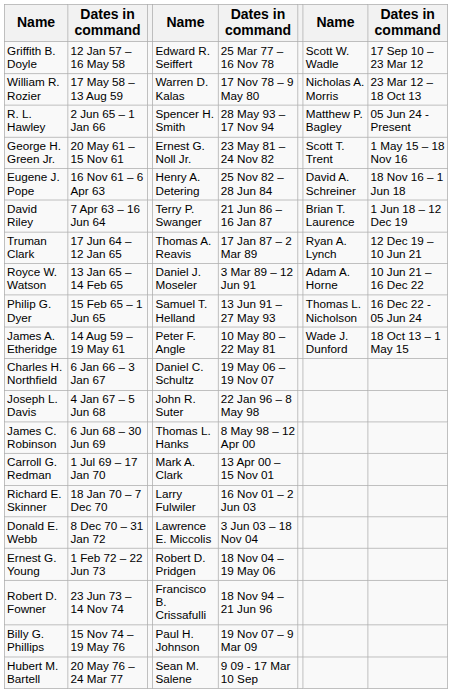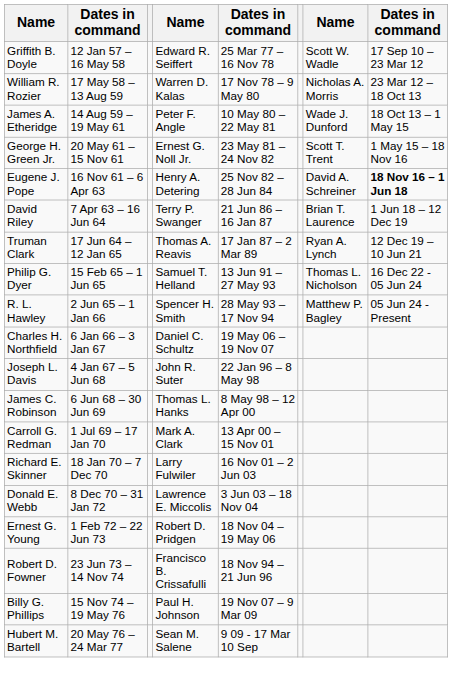rows swapped: (32, 342) <-> (26, 121)
(407, 184) normal -> (408, 184) bold
- row: (32, 279)
